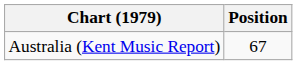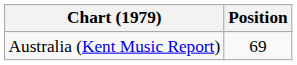(258, 45) 67 -> (258, 45) 69
